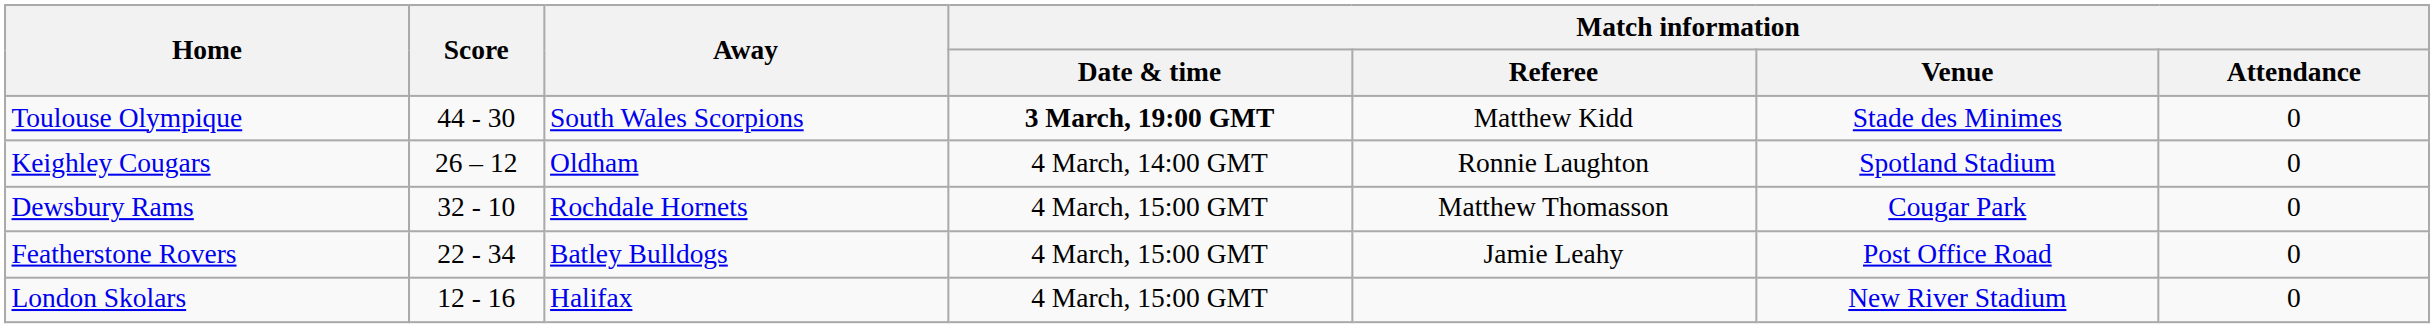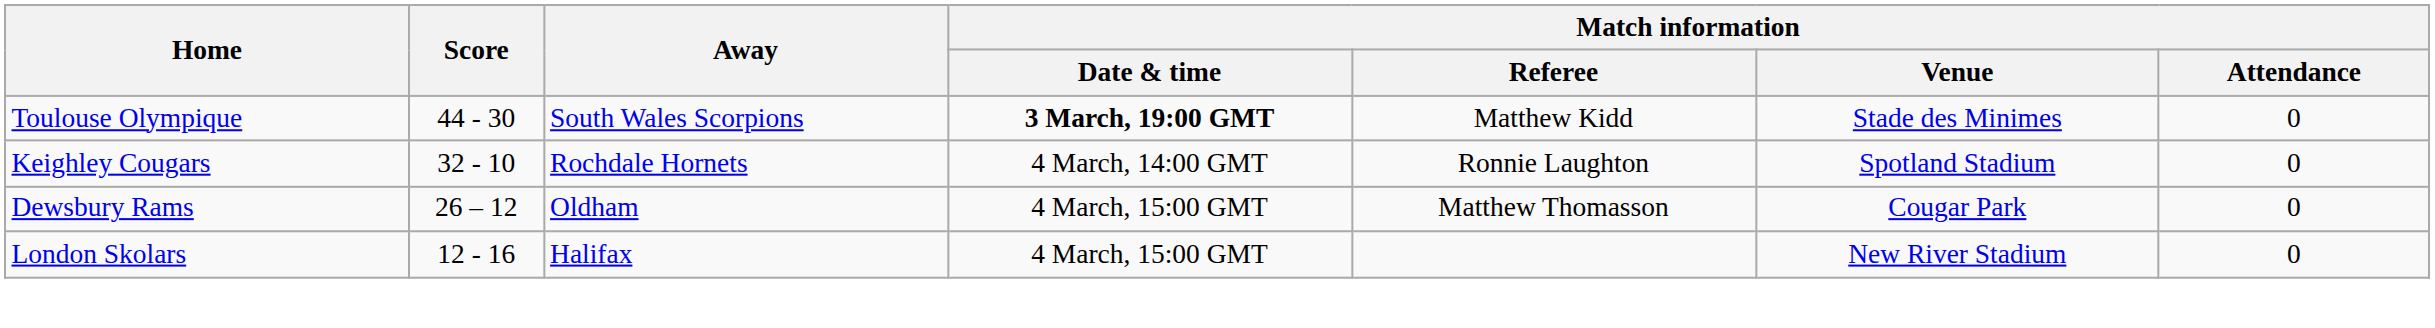(476, 162) 26 – 12 -> (476, 162) 32 - 10
(594, 162) Oldham -> (649, 162) Rochdale Hornets
(476, 208) 32 - 10 -> (476, 208) 26 – 12
(649, 208) Rochdale Hornets -> (594, 208) Oldham
- row: (124, 253)
